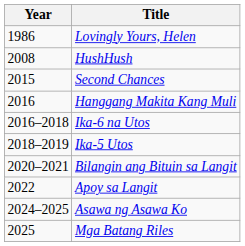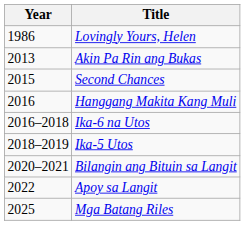- row: (104, 58)
+ row: (138, 58)
- row: (131, 209)
